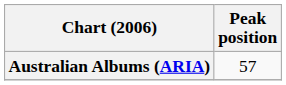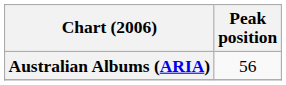(248, 65) 57 -> (248, 65) 56
